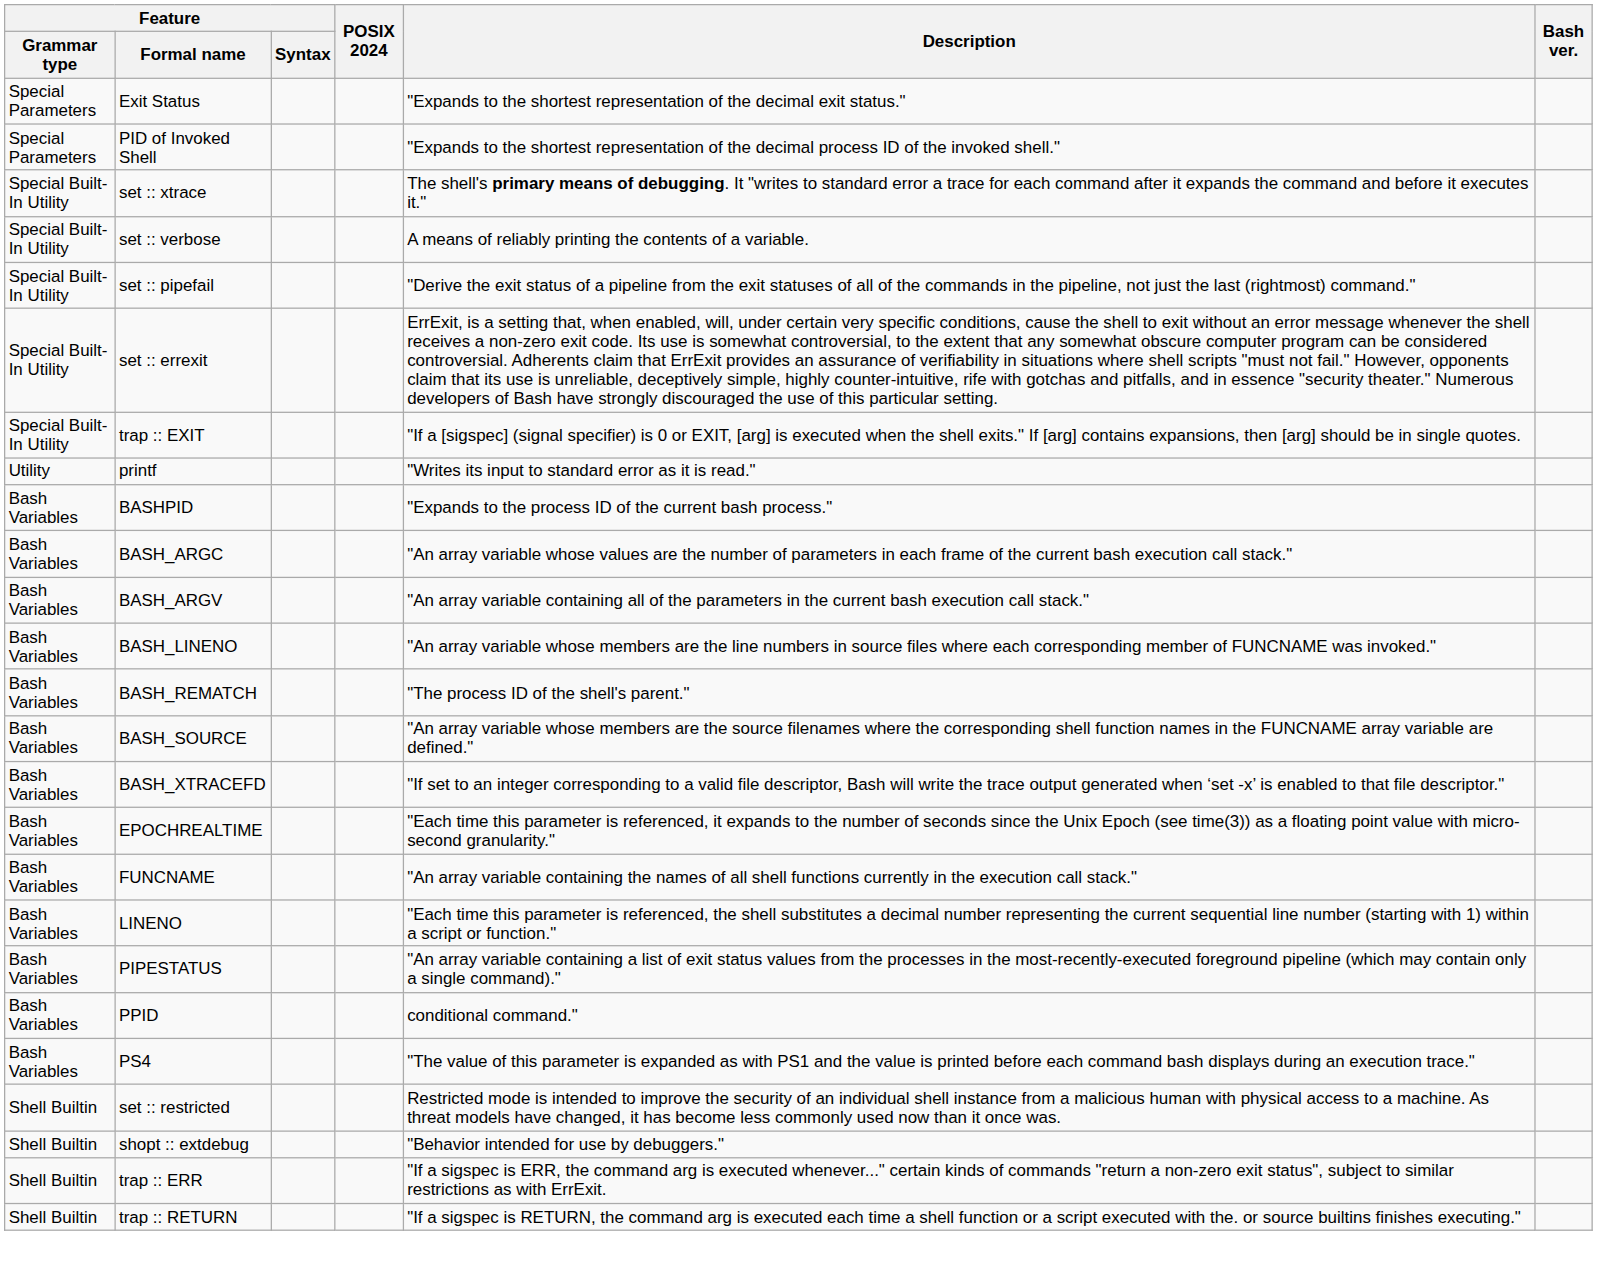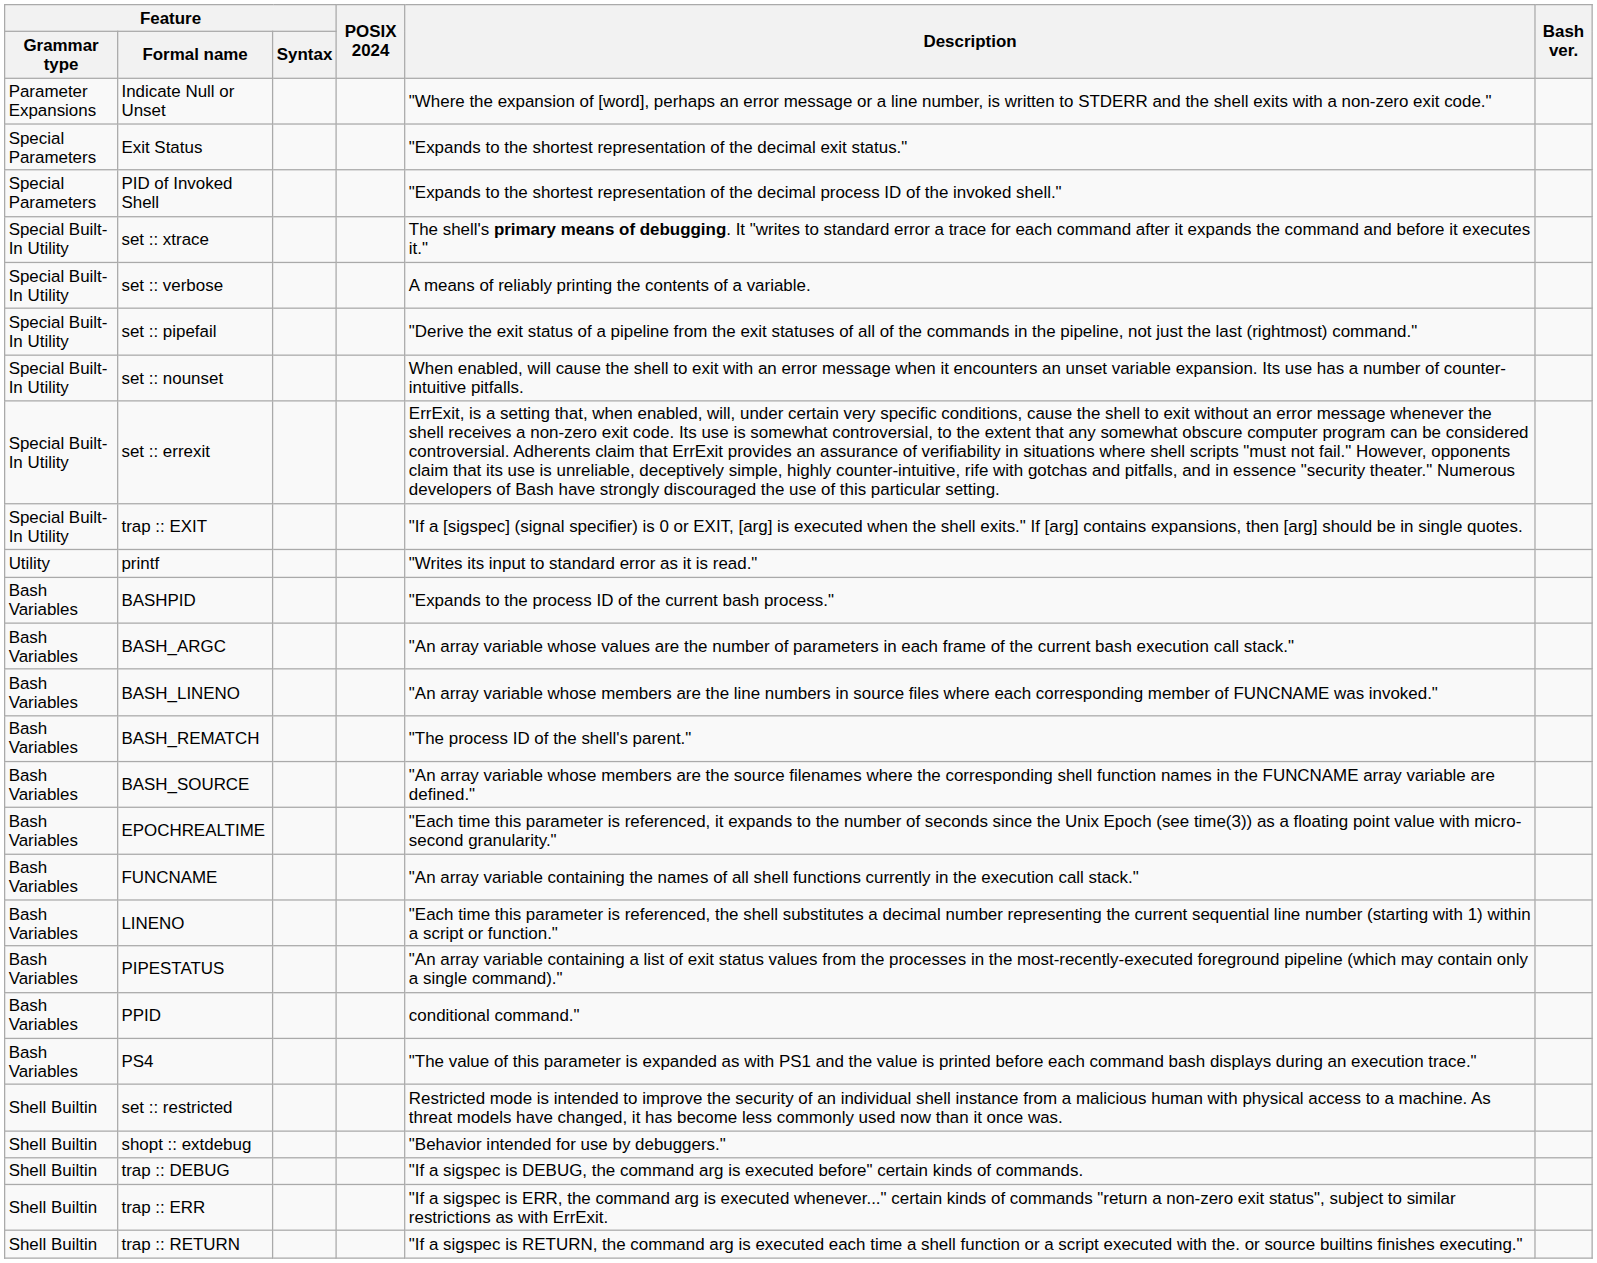+ row: (178, 101)
+ row: (172, 378)
- row: (171, 600)
- row: (192, 785)
+ row: (176, 1171)
